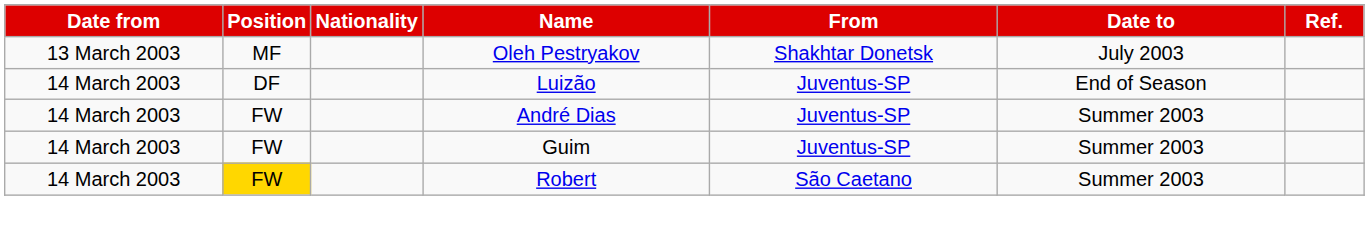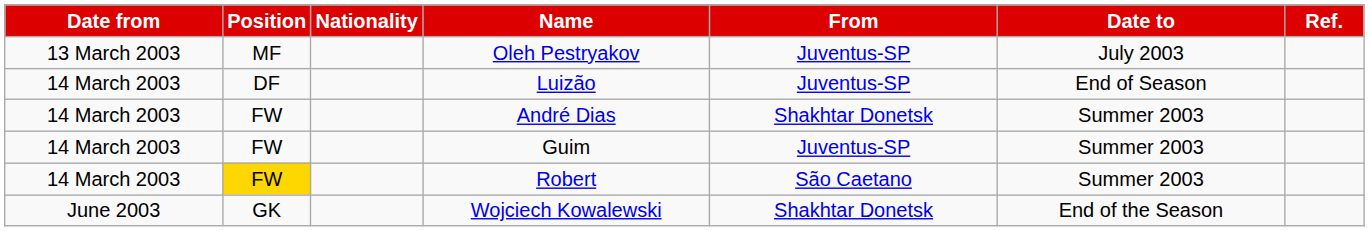(854, 53) Shakhtar Donetsk -> (854, 53) Juventus-SP
(854, 116) Juventus-SP -> (854, 116) Shakhtar Donetsk
+ row: (566, 211)
